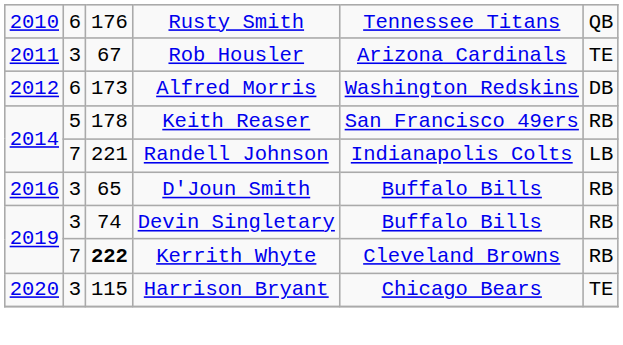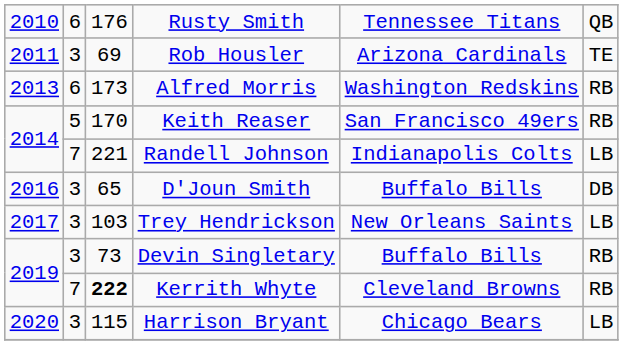(109, 55) 67 -> (109, 55) 69
(34, 88) 2012 -> (34, 88) 2013
(601, 88) DB -> (601, 88) RB
(109, 122) 178 -> (109, 122) 170
(601, 189) RB -> (601, 189) DB
+ row: (236, 222)
(109, 222) 74 -> (109, 256) 73
(601, 289) TE -> (601, 323) LB
